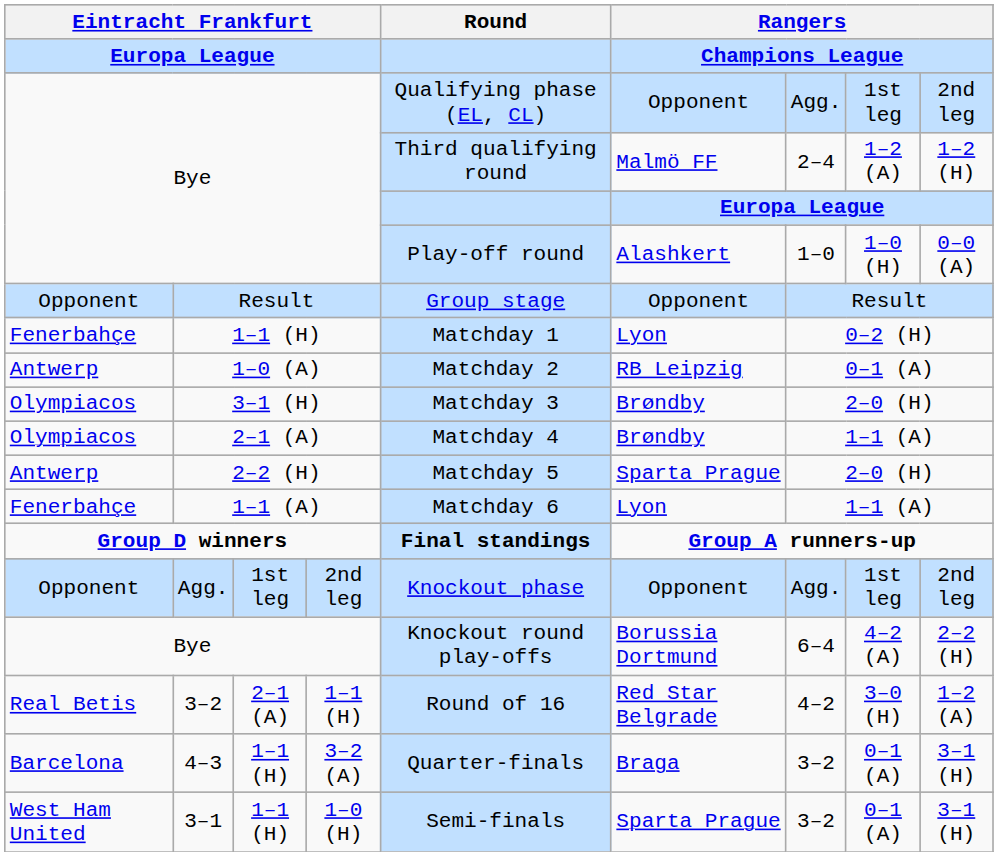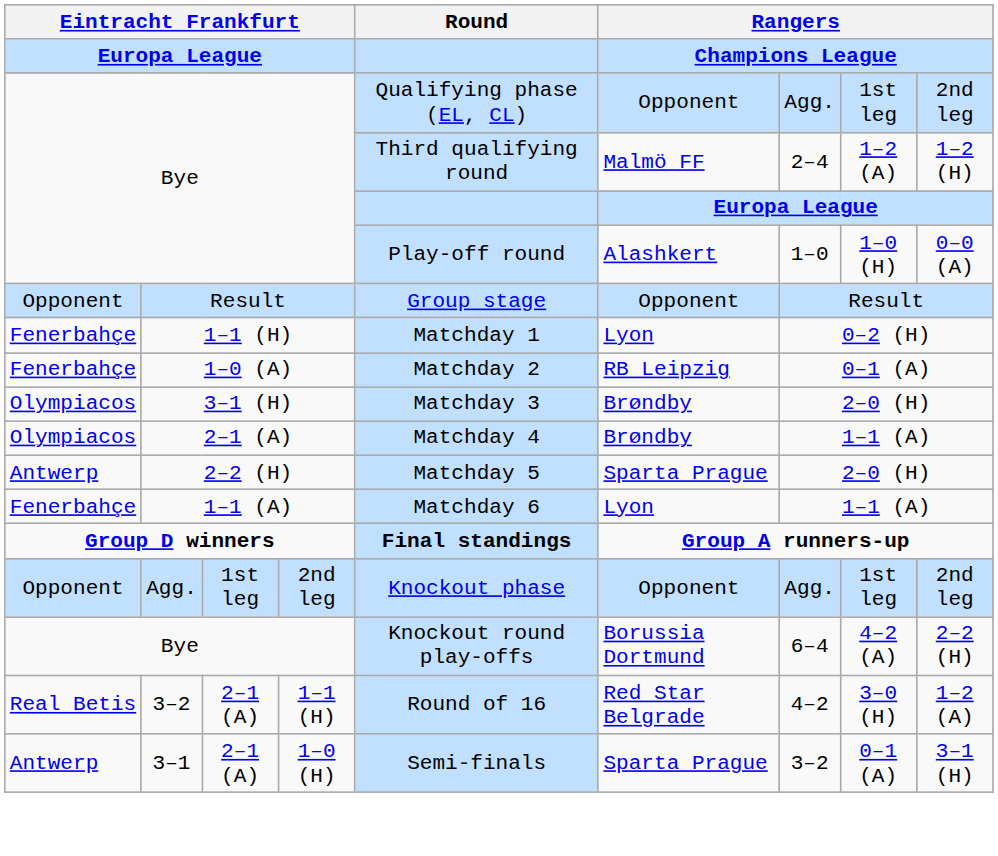(54, 369) Antwerp -> (73, 369) Fenerbahçe
- row: (203, 763)
(60, 822) West Ham United -> (54, 763) Antwerp
(270, 822) 1–1 (H) -> (240, 763) 2–1 (A)
